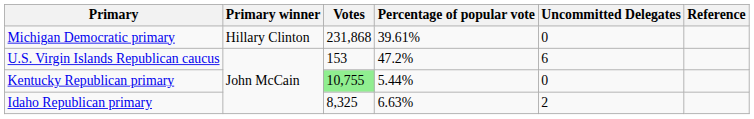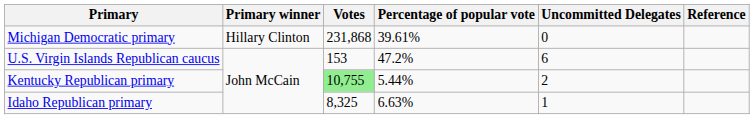(545, 80) 0 -> (545, 80) 2
(545, 102) 2 -> (545, 102) 1
